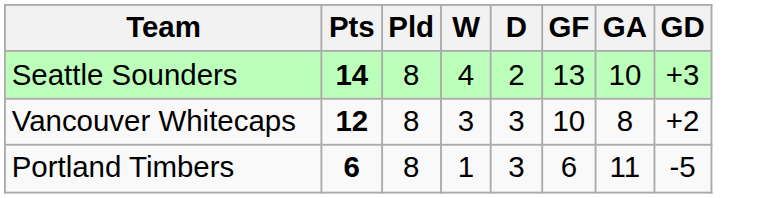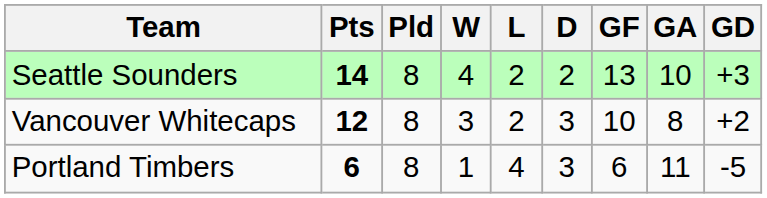+ column: (516, 27)
